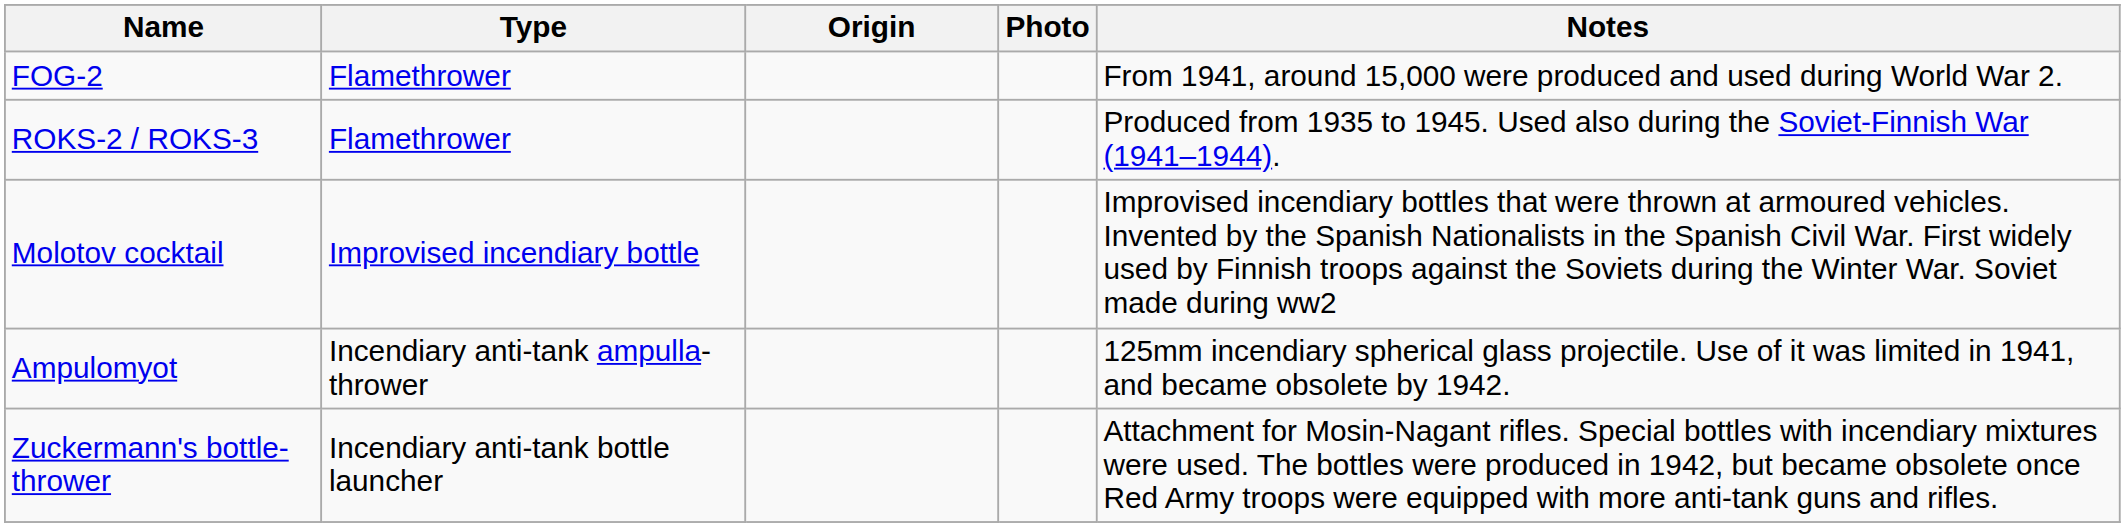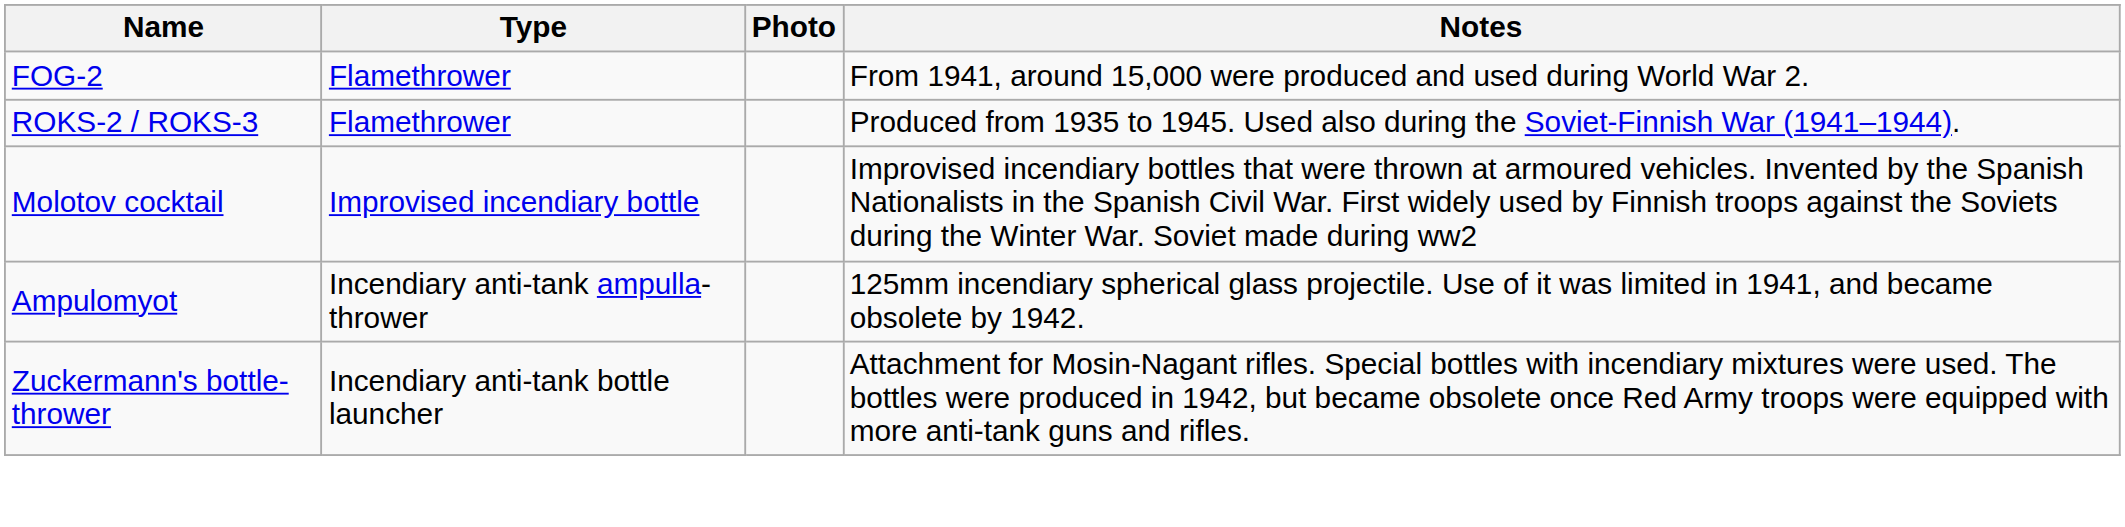- column: (872, 28)
